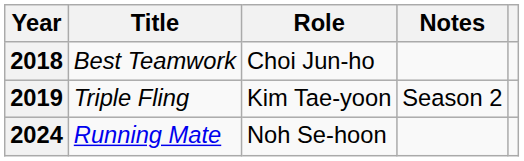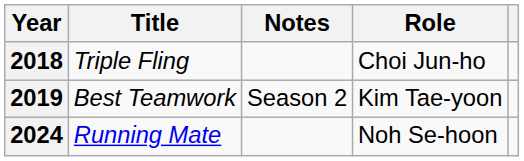columns swapped: (319, 23) <-> (452, 23)
(155, 60) Best Teamwork -> (131, 60) Triple Fling
(131, 98) Triple Fling -> (155, 98) Best Teamwork
